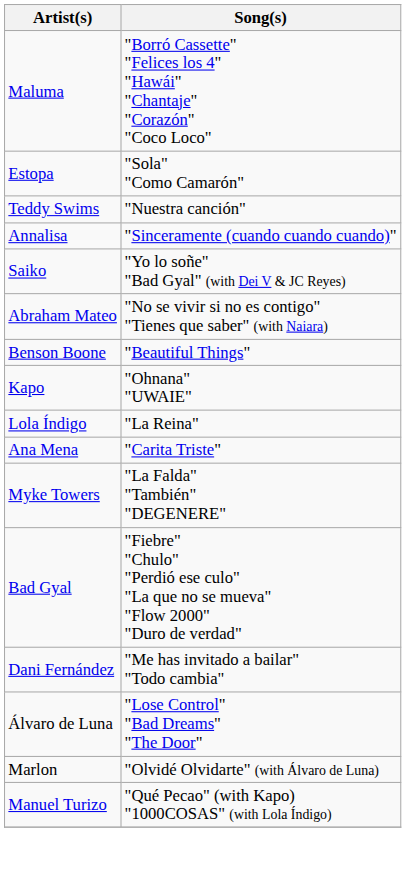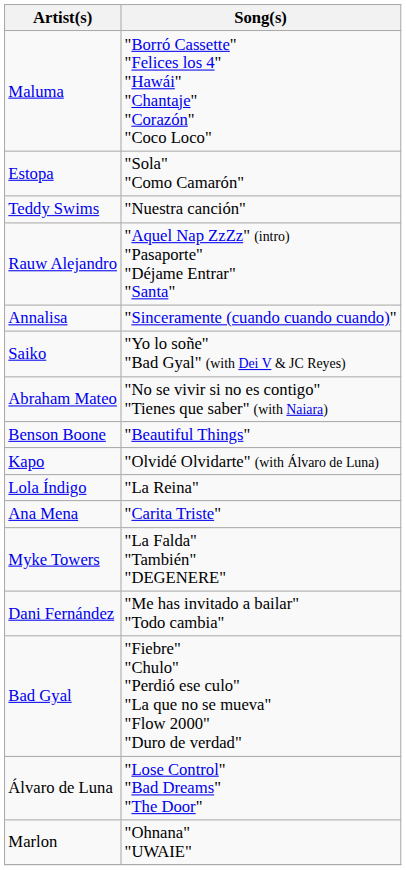+ row: (63, 263)
(158, 387) "Ohnana" "UWAIE" -> (252, 461) "Olvidé Olvidarte" (with Álvaro de Luna)
rows swapped: (61, 669) <-> (40, 587)
(252, 769) "Olvidé Olvidarte" (with Álvaro de Luna) -> (158, 842) "Ohnana" "UWAIE"
- row: (58, 804)
